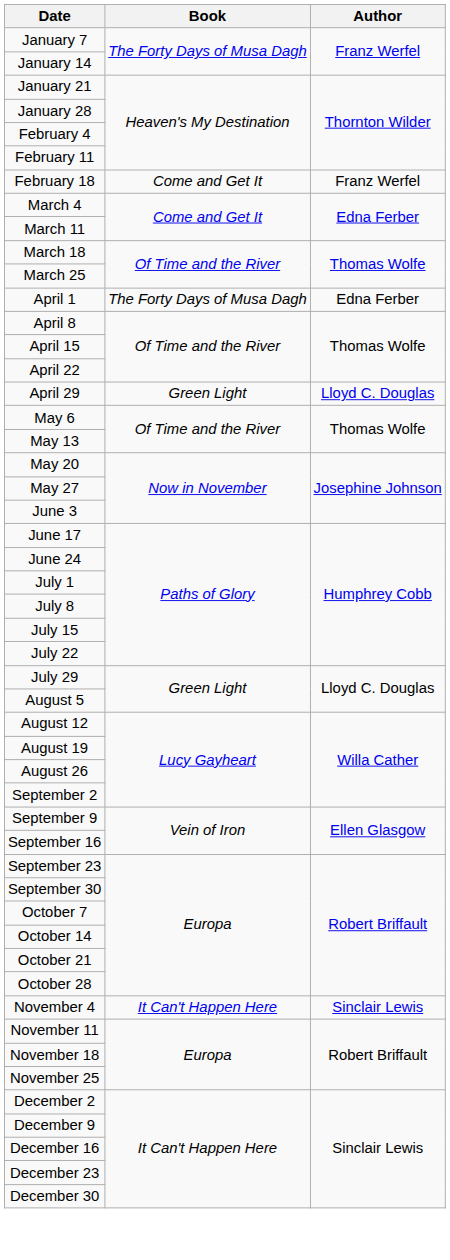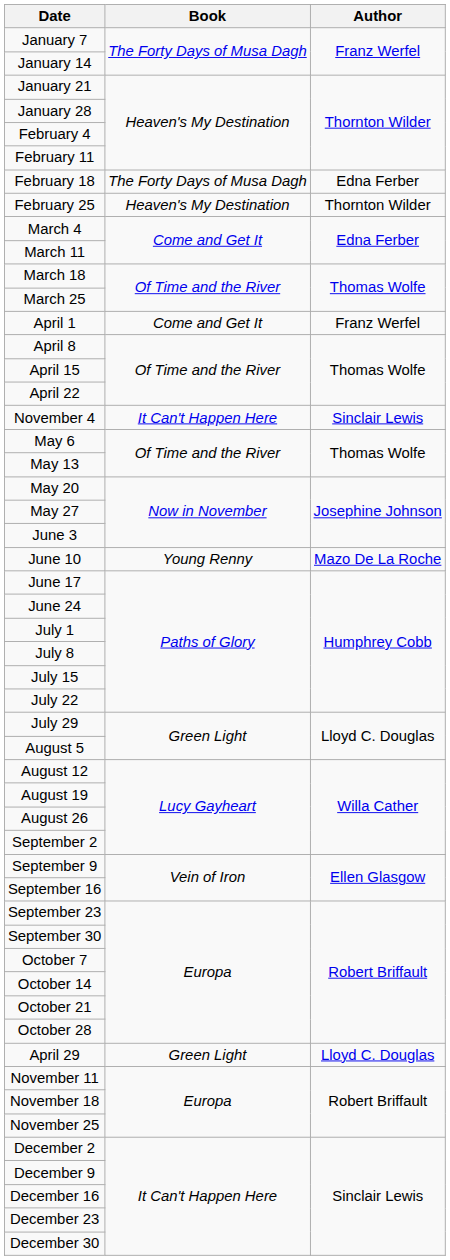(207, 181) Come and Get It -> (207, 181) The Forty Days of Musa Dagh
(378, 181) Franz Werfel -> (378, 181) Edna Ferber
+ row: (55, 205)
(207, 299) The Forty Days of Musa Dagh -> (207, 323) Come and Get It
(378, 299) Edna Ferber -> (378, 323) Franz Werfel
rows swapped: (55, 393) <-> (55, 1007)
+ row: (55, 559)
